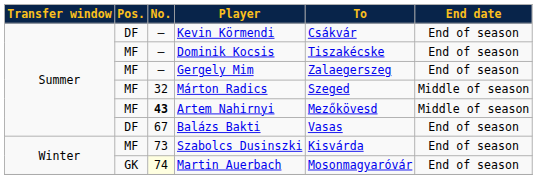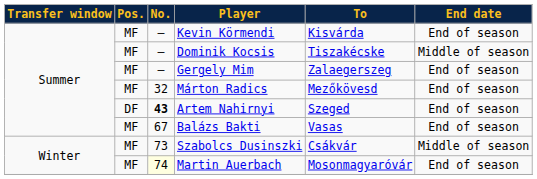(131, 33) DF -> (131, 33) MF
(332, 33) Csákvár -> (336, 33) Kisvárda
(474, 52) End of season -> (474, 52) Middle of season
(329, 89) Szeged -> (343, 89) Mezőkövesd
(474, 89) Middle of season -> (474, 89) End of season
(131, 108) MF -> (131, 108) DF
(343, 108) Mezőkövesd -> (329, 108) Szeged
(474, 108) Middle of season -> (474, 108) End of season
(131, 127) DF -> (131, 127) MF
(336, 146) Kisvárda -> (332, 146) Csákvár
(474, 146) End of season -> (474, 146) Middle of season
(131, 165) GK -> (131, 165) MF
